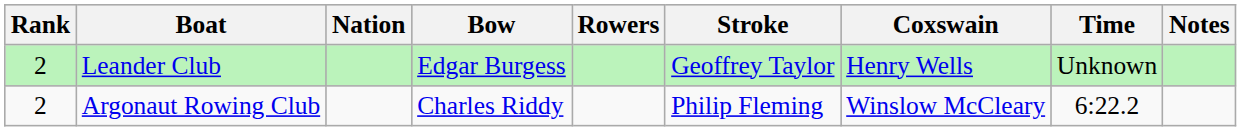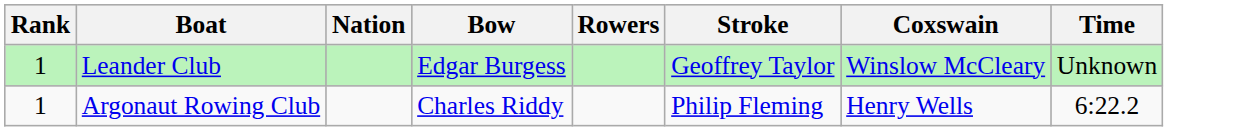- column: (1199, 24)
(40, 65) 2 -> (40, 65) 1
(910, 65) Henry Wells -> (946, 65) Winslow McCleary
(40, 105) 2 -> (40, 105) 1
(946, 105) Winslow McCleary -> (910, 105) Henry Wells
